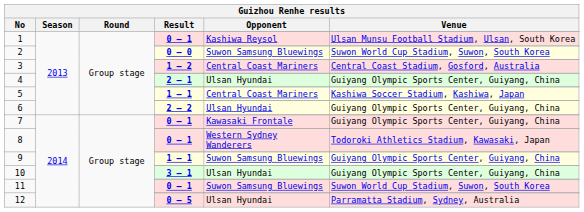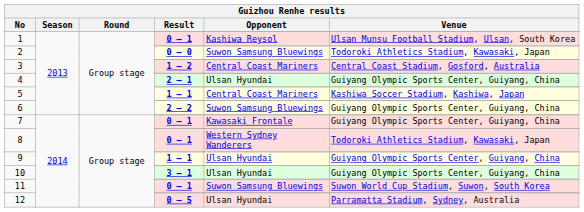(440, 53) Suwon World Cup Stadium, Suwon, South Korea -> (440, 53) Todoroki Athletics Stadium, Kawasaki, Japan
(239, 108) Ulsan Hyundai -> (265, 108) Suwon Samsung Bluewings
(265, 159) Suwon Samsung Bluewings -> (239, 159) Ulsan Hyundai
